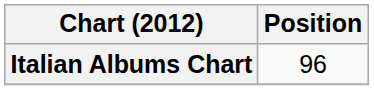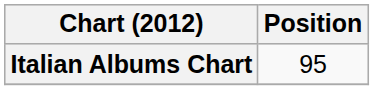(313, 63) 96 -> (313, 63) 95
